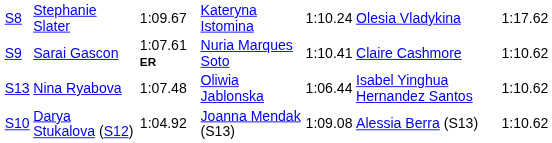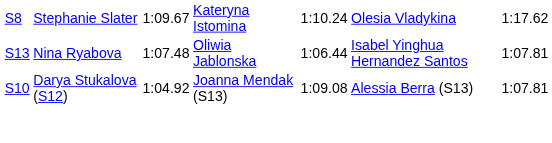- row: (76, 53)
(525, 88) 1:10.62 -> (525, 53) 1:07.81
(525, 124) 1:10.62 -> (525, 88) 1:07.81
